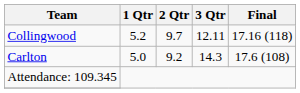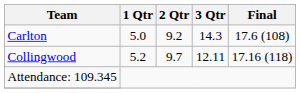rows swapped: (42, 35) <-> (27, 56)
